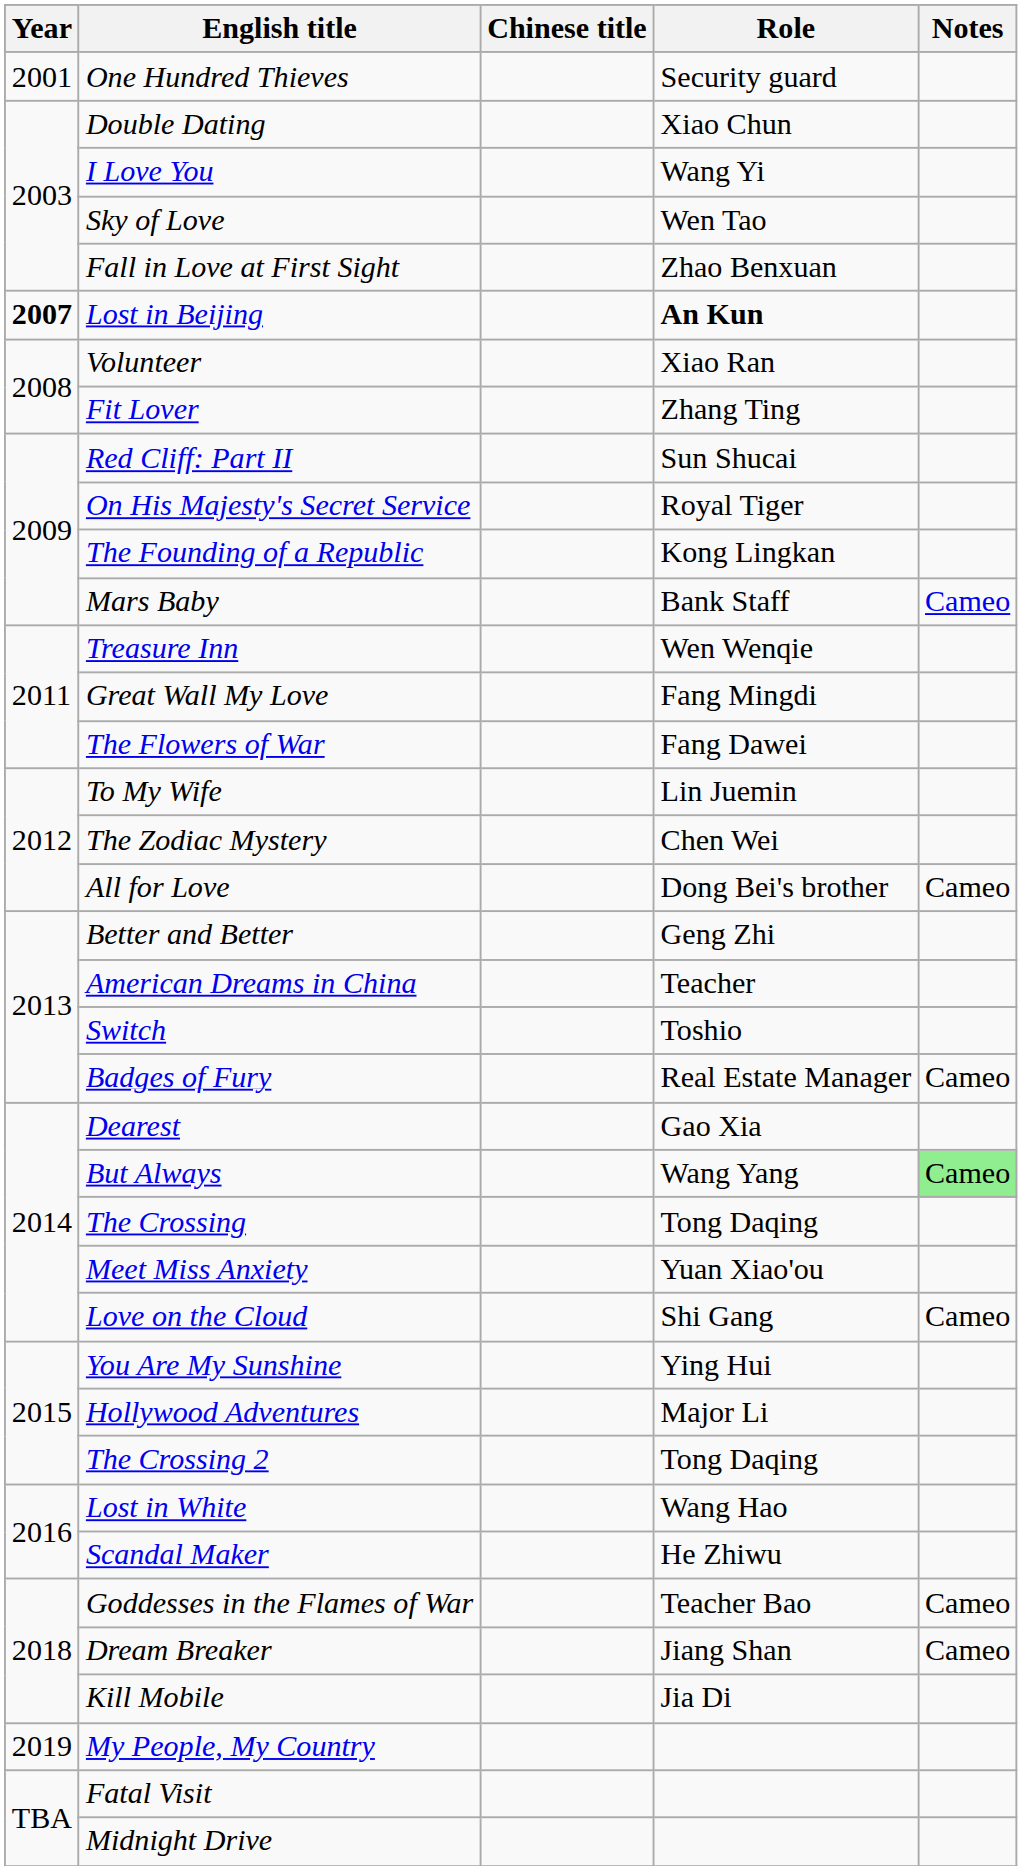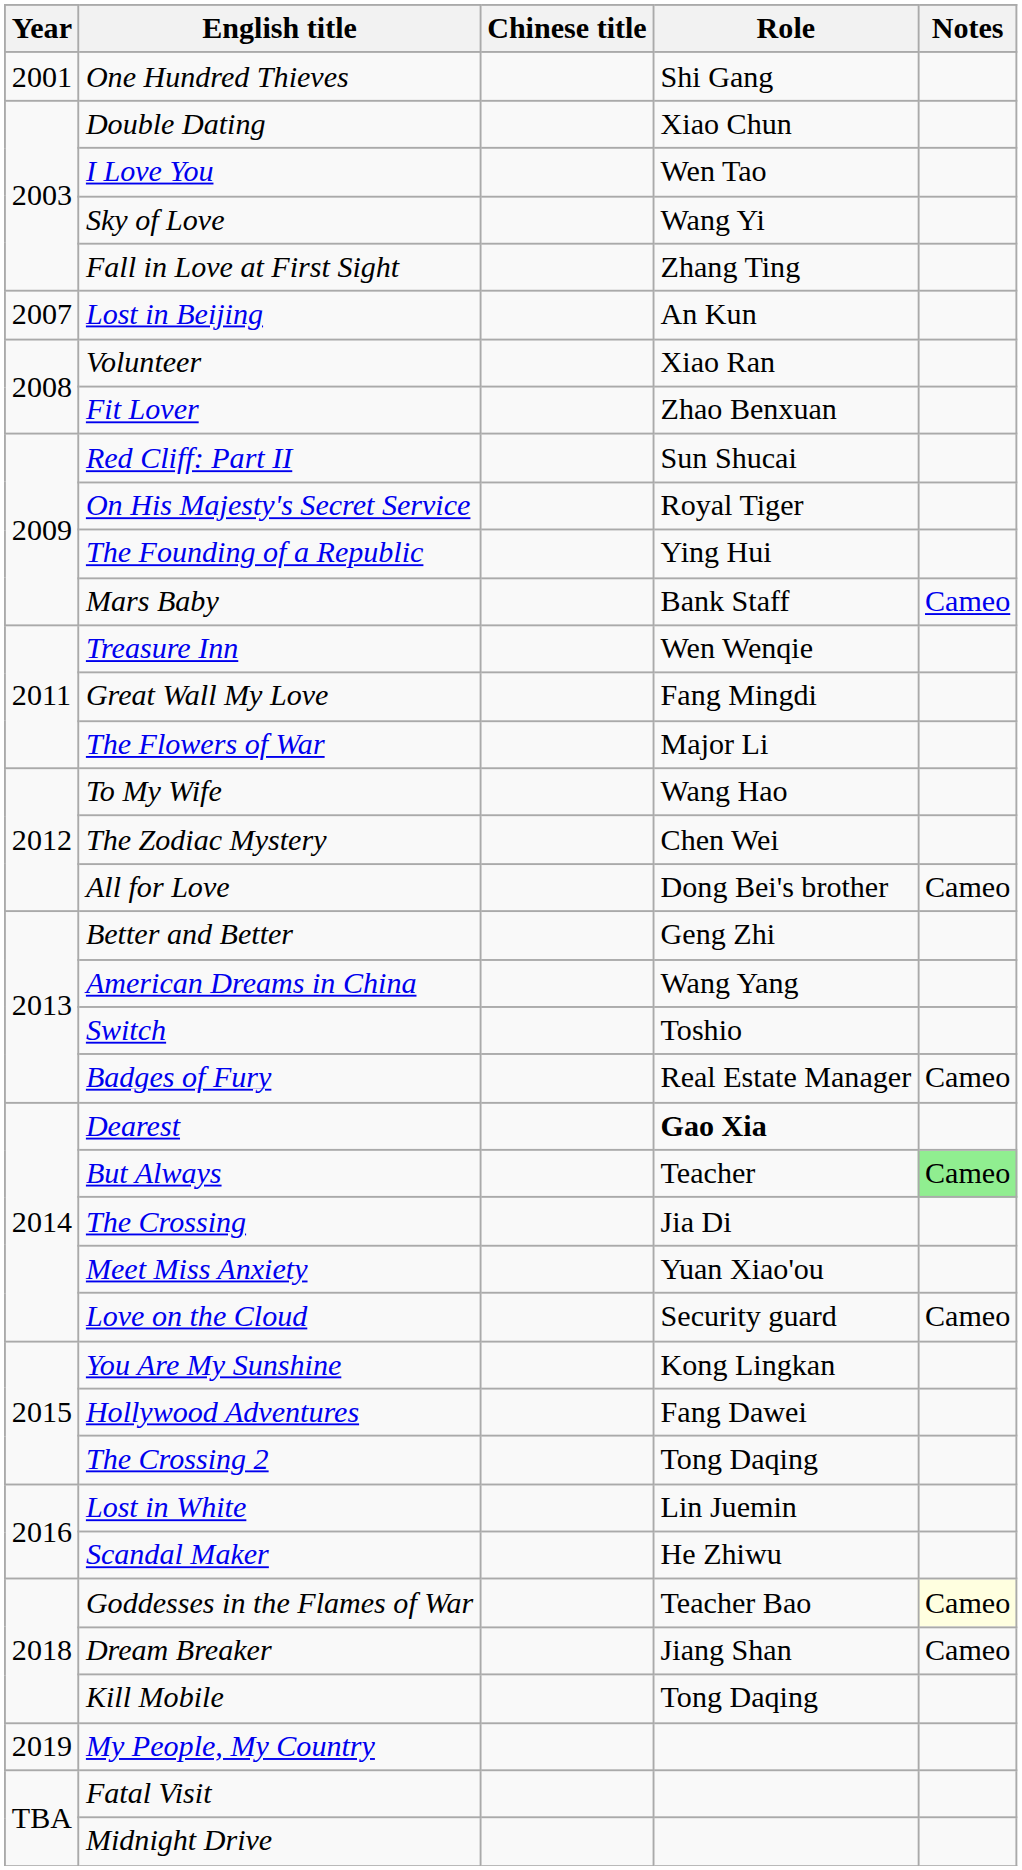(749, 76) Security guard -> (717, 76) Shi Gang
(713, 171) Wang Yi -> (714, 171) Wen Tao
(714, 219) Wen Tao -> (713, 219) Wang Yi
(749, 266) Zhao Benxuan -> (730, 266) Zhang Ting
(42, 314) bold -> (42, 314) normal
(712, 314) bold -> (709, 314) normal
(730, 409) Zhang Ting -> (749, 409) Zhao Benxuan
(748, 553) Kong Lingkan -> (716, 553) Ying Hui
(734, 743) Fang Dawei -> (714, 743) Major Li
(729, 791) Lin Juemin -> (724, 791) Wang Hao
(708, 982) Teacher -> (730, 982) Wang Yang
(711, 1125) normal -> (714, 1125) bold
(730, 1173) Wang Yang -> (708, 1173) Teacher
(739, 1220) Tong Daqing -> (696, 1220) Jia Di
(717, 1316) Shi Gang -> (749, 1316) Security guard
(716, 1364) Ying Hui -> (748, 1364) Kong Lingkan
(714, 1411) Major Li -> (734, 1411) Fang Dawei
(724, 1507) Wang Hao -> (729, 1507) Lin Juemin
(968, 1602) no background -> (968, 1602) lightyellow background
(696, 1698) Jia Di -> (739, 1698) Tong Daqing
